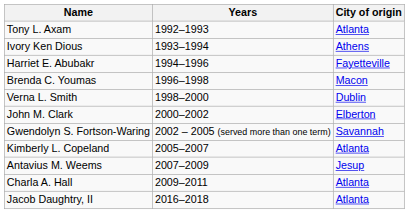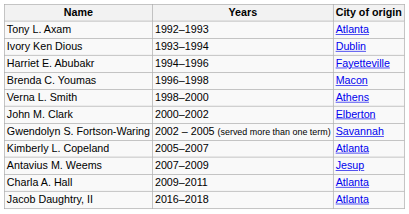(352, 47) Athens -> (351, 47) Dublin
(351, 98) Dublin -> (352, 98) Athens
